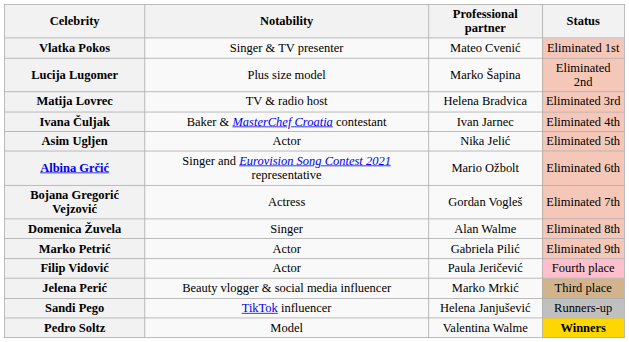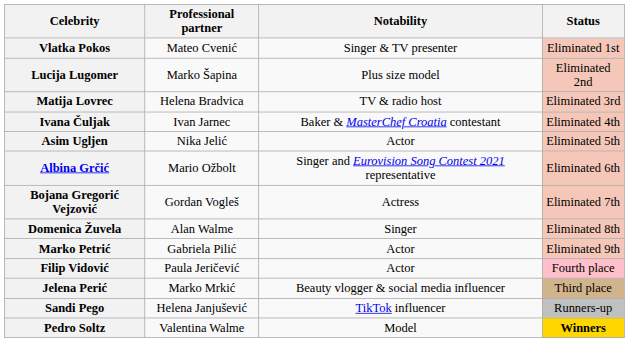columns swapped: (287, 21) <-> (485, 21)
